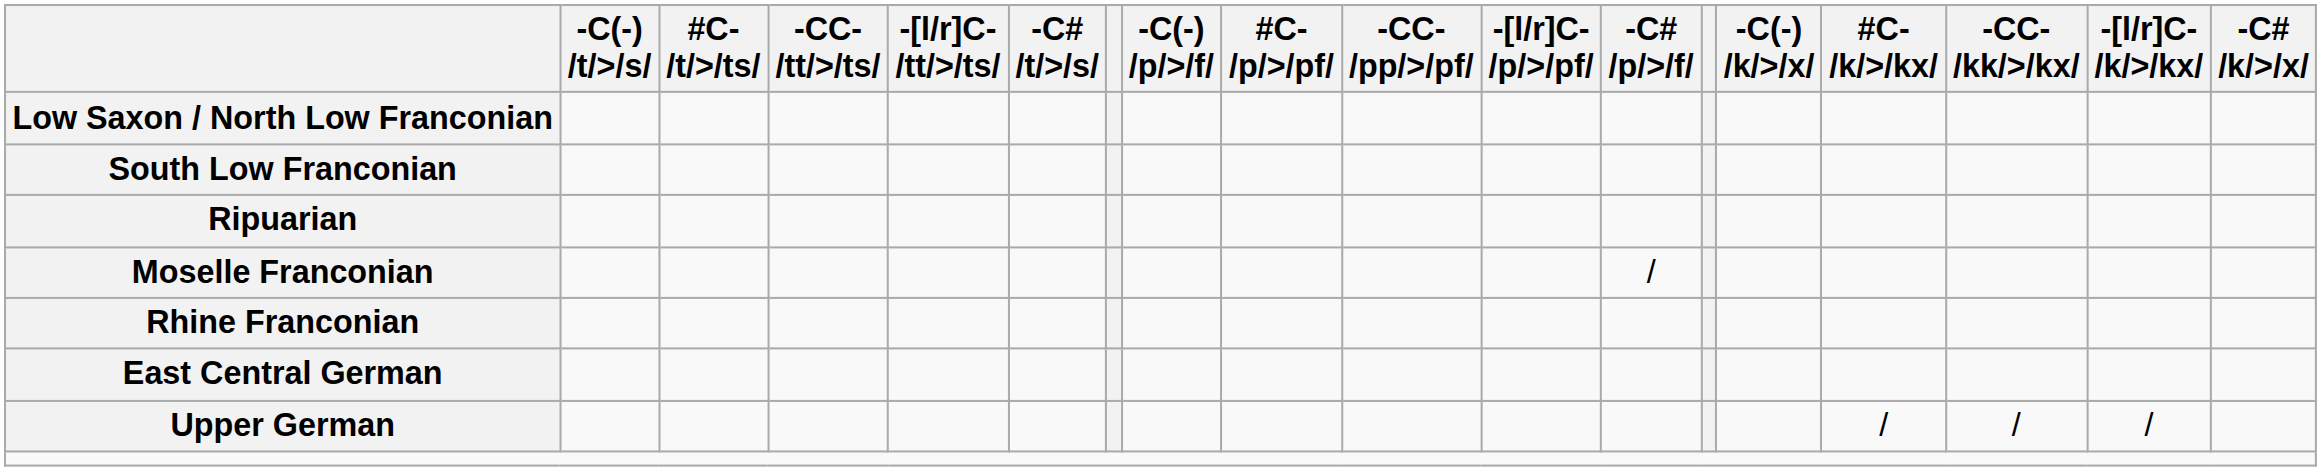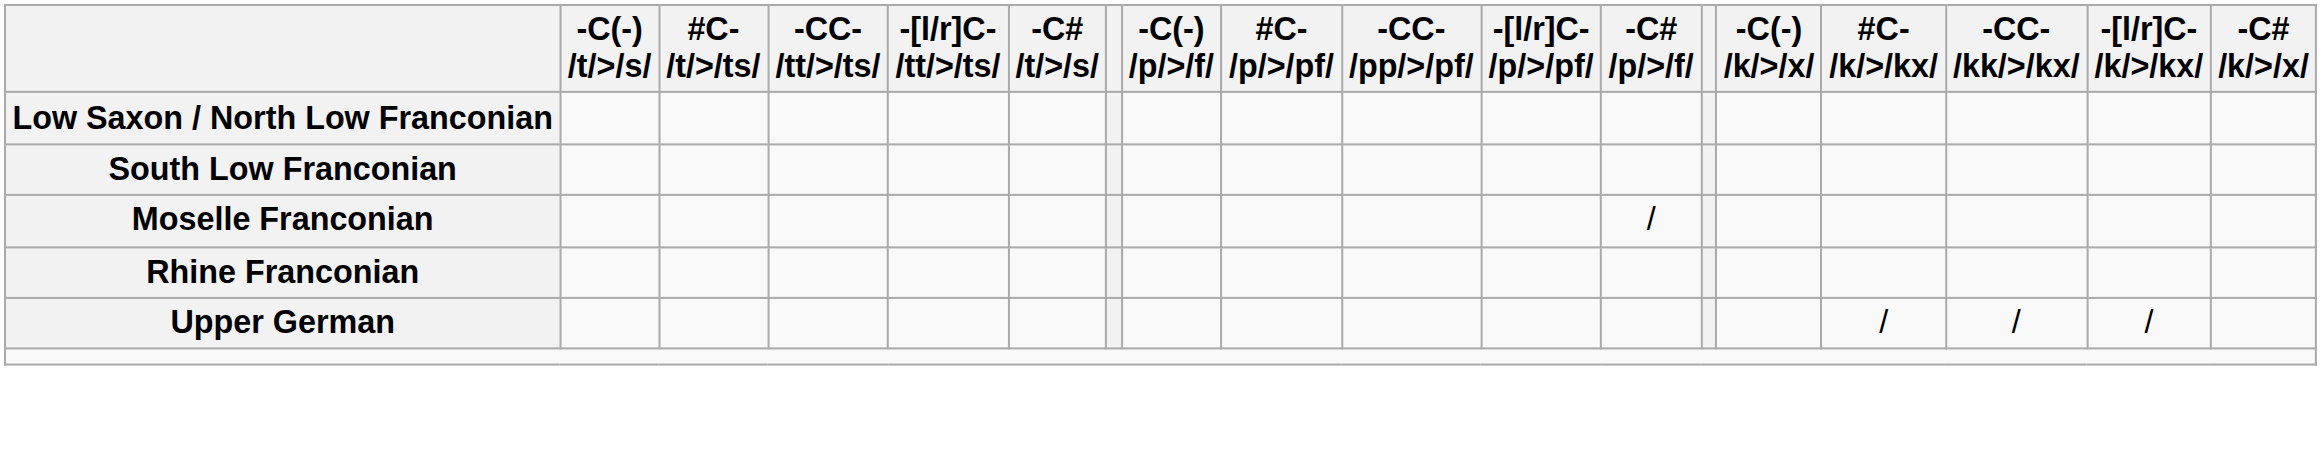- row: (283, 220)
- row: (283, 374)
